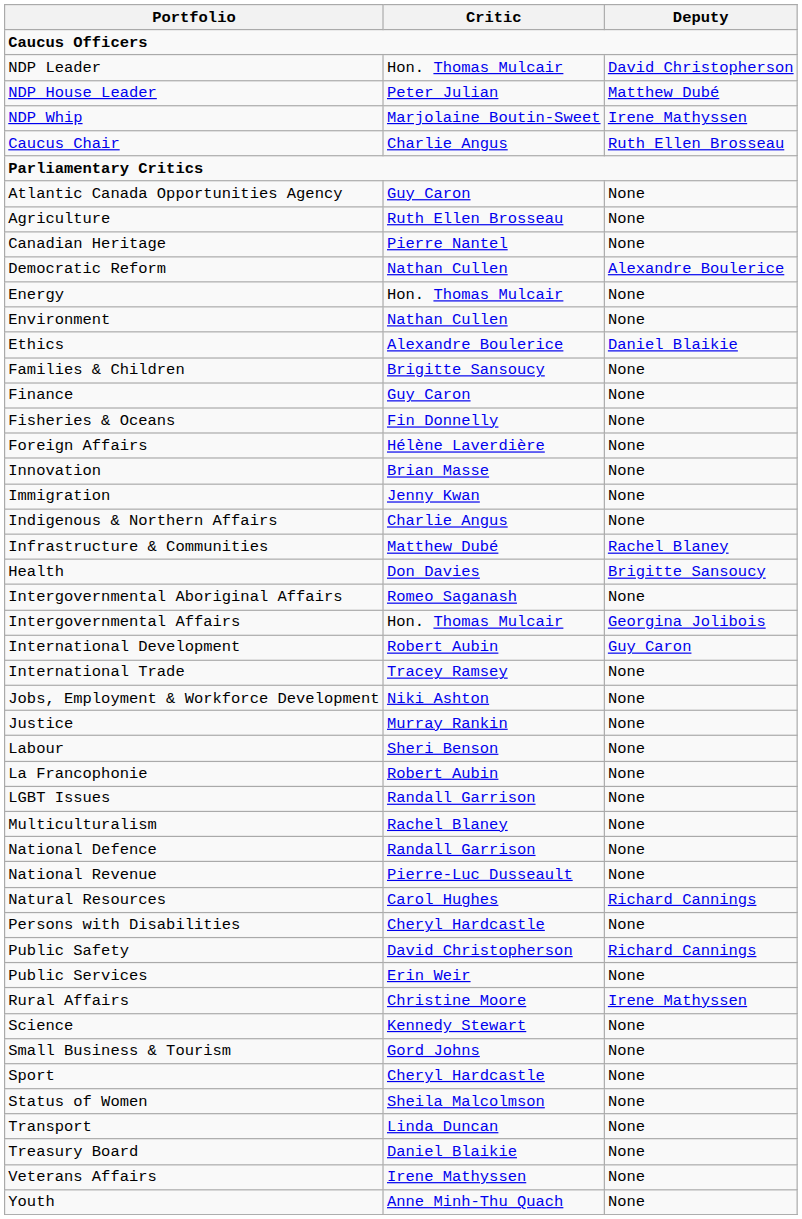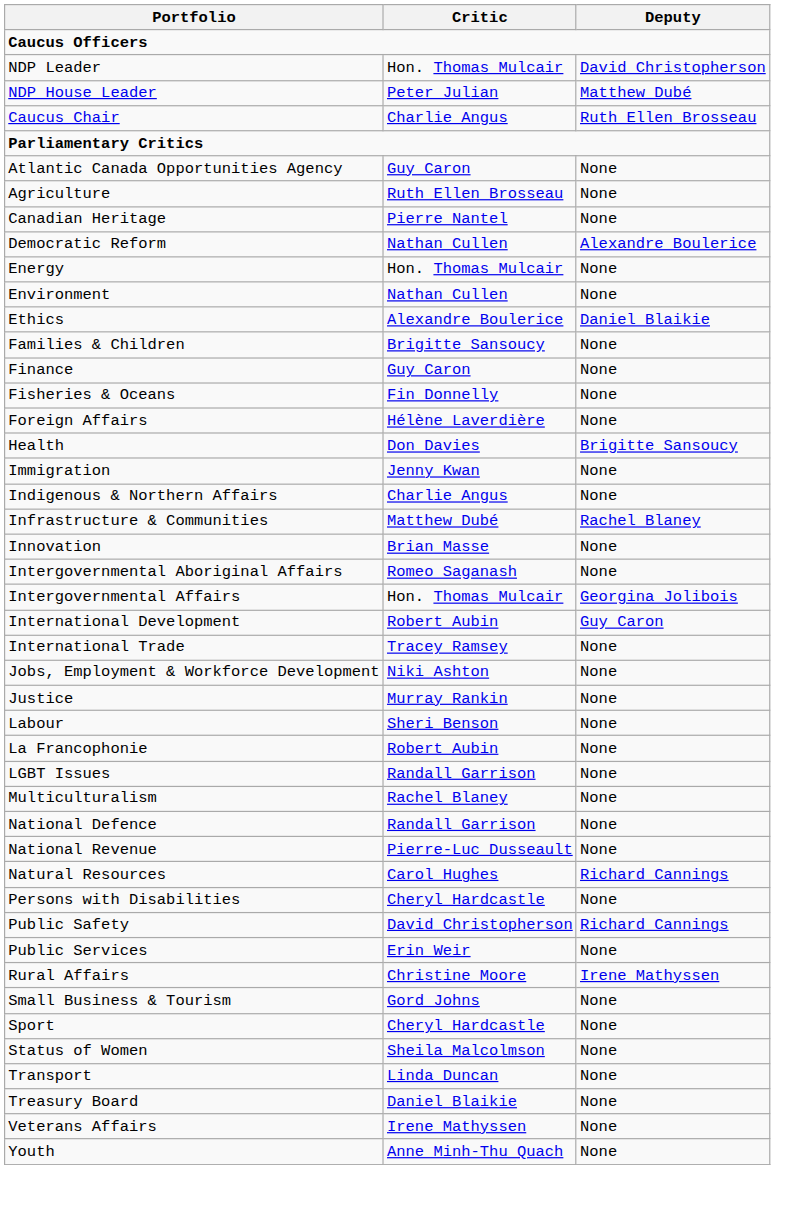- row: (45, 118)
rows swapped: (36, 572) <-> (55, 471)
- row: (41, 1026)
